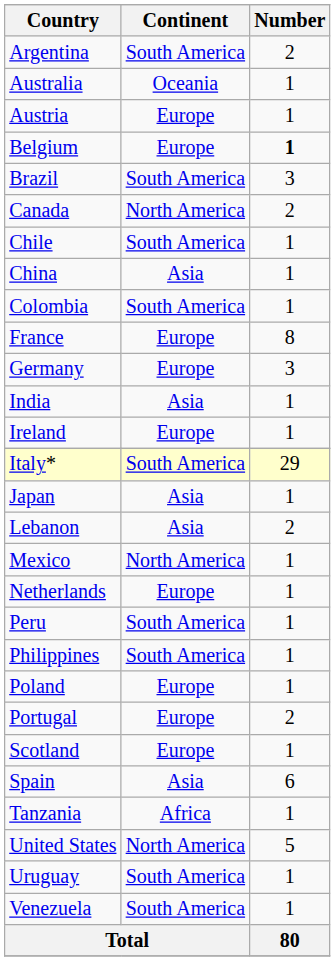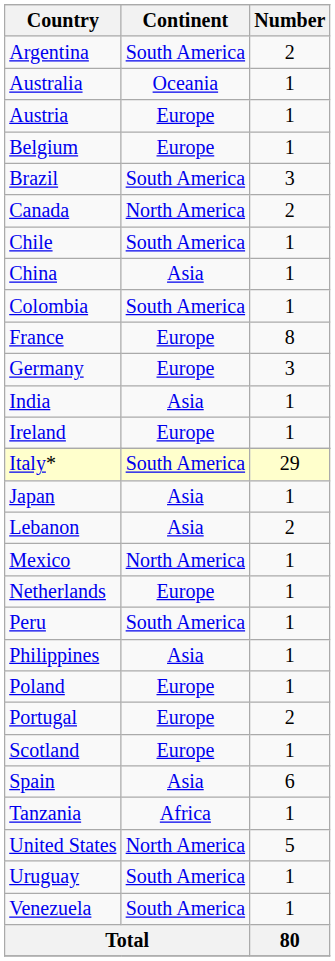(290, 147) bold -> (290, 147) normal
(185, 654) South America -> (185, 654) Asia
